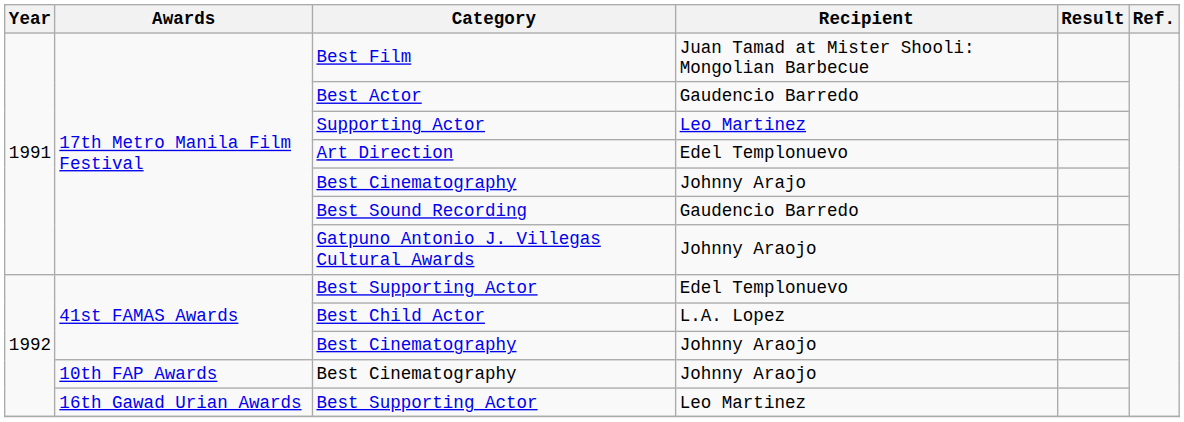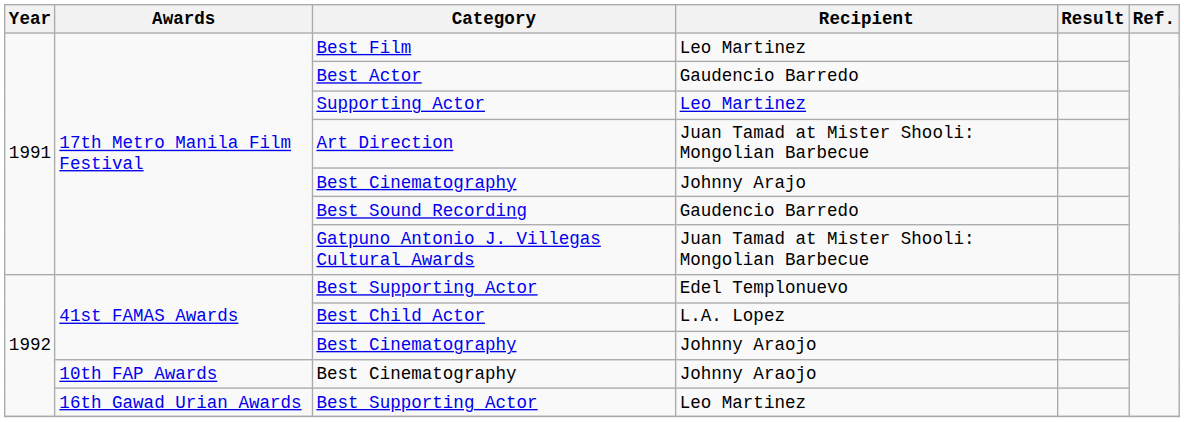(827, 58) Juan Tamad at Mister Shooli: Mongolian Barbecue -> (743, 48) Leo Martinez
(764, 154) Edel Templonuevo -> (827, 144) Juan Tamad at Mister Shooli: Mongolian Barbecue
(748, 250) Johnny Araojo -> (827, 250) Juan Tamad at Mister Shooli: Mongolian Barbecue
